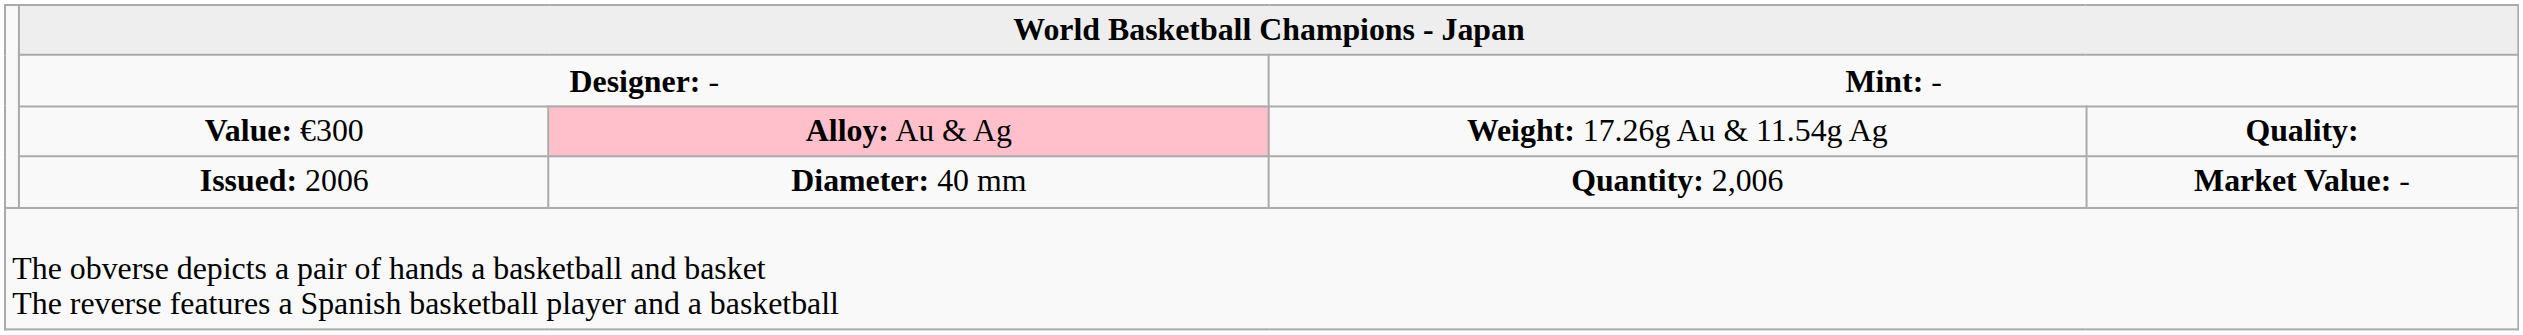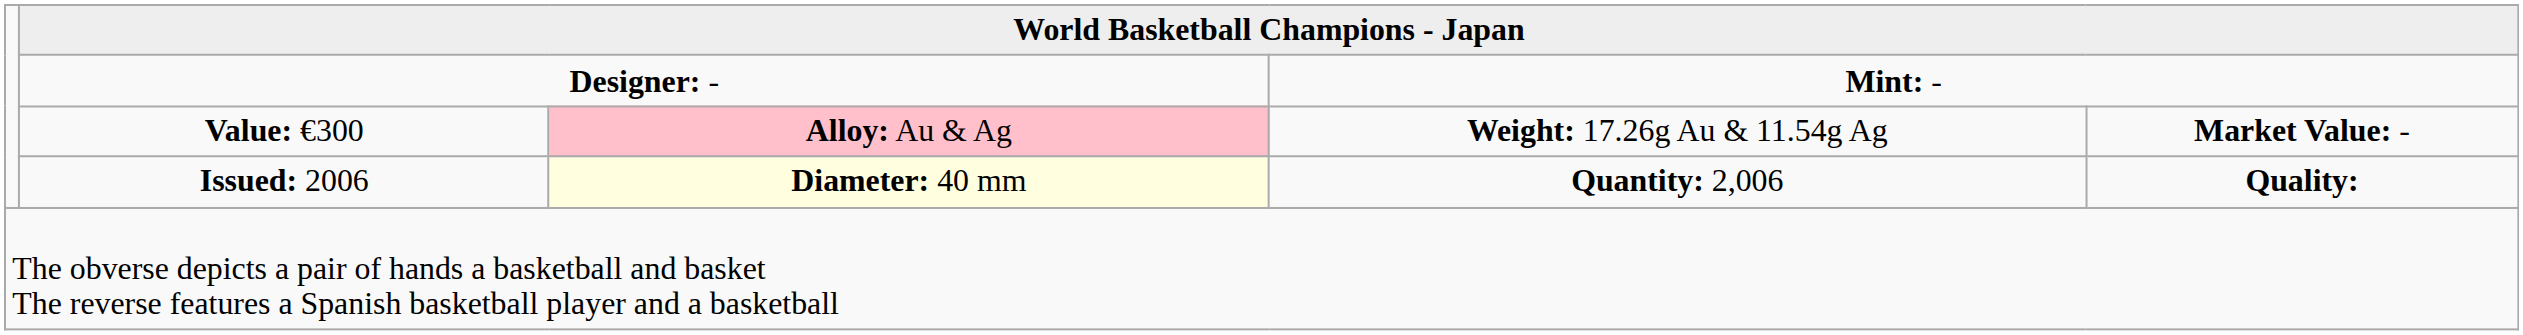(2302, 130) Quality: -> (2302, 130) Market Value: -
(909, 181) no background -> (909, 181) lightyellow background
(2302, 181) Market Value: - -> (2302, 181) Quality:
